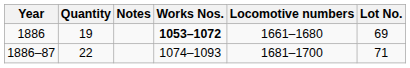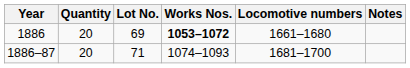columns swapped: (381, 14) <-> (134, 14)
(86, 33) 19 -> (86, 33) 20
(86, 53) 22 -> (86, 53) 20
